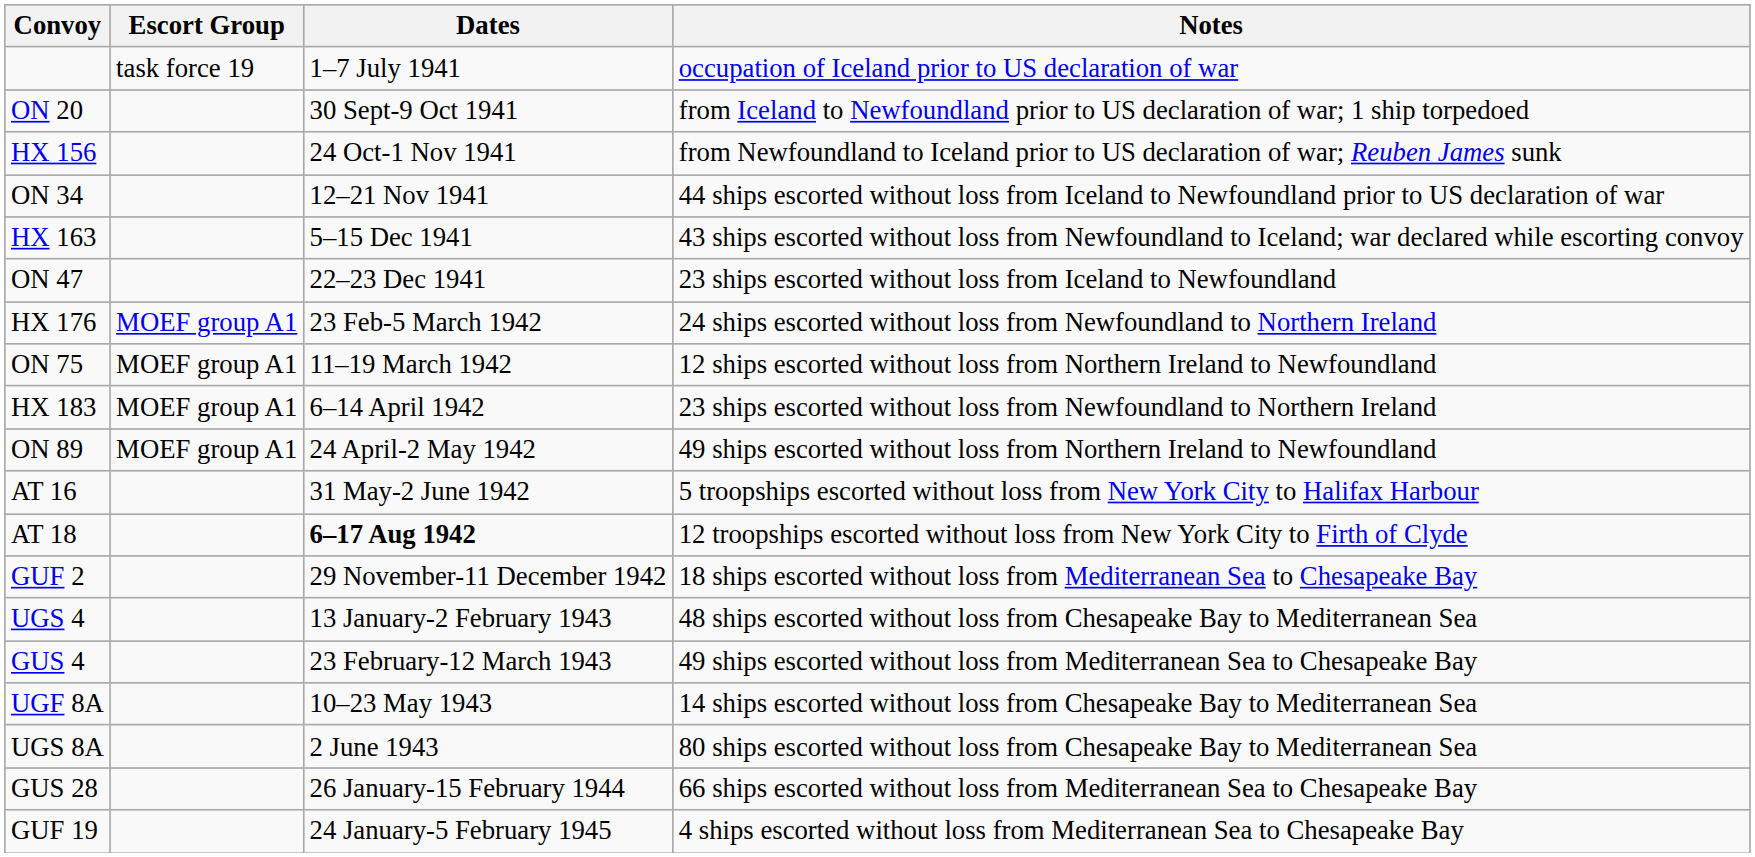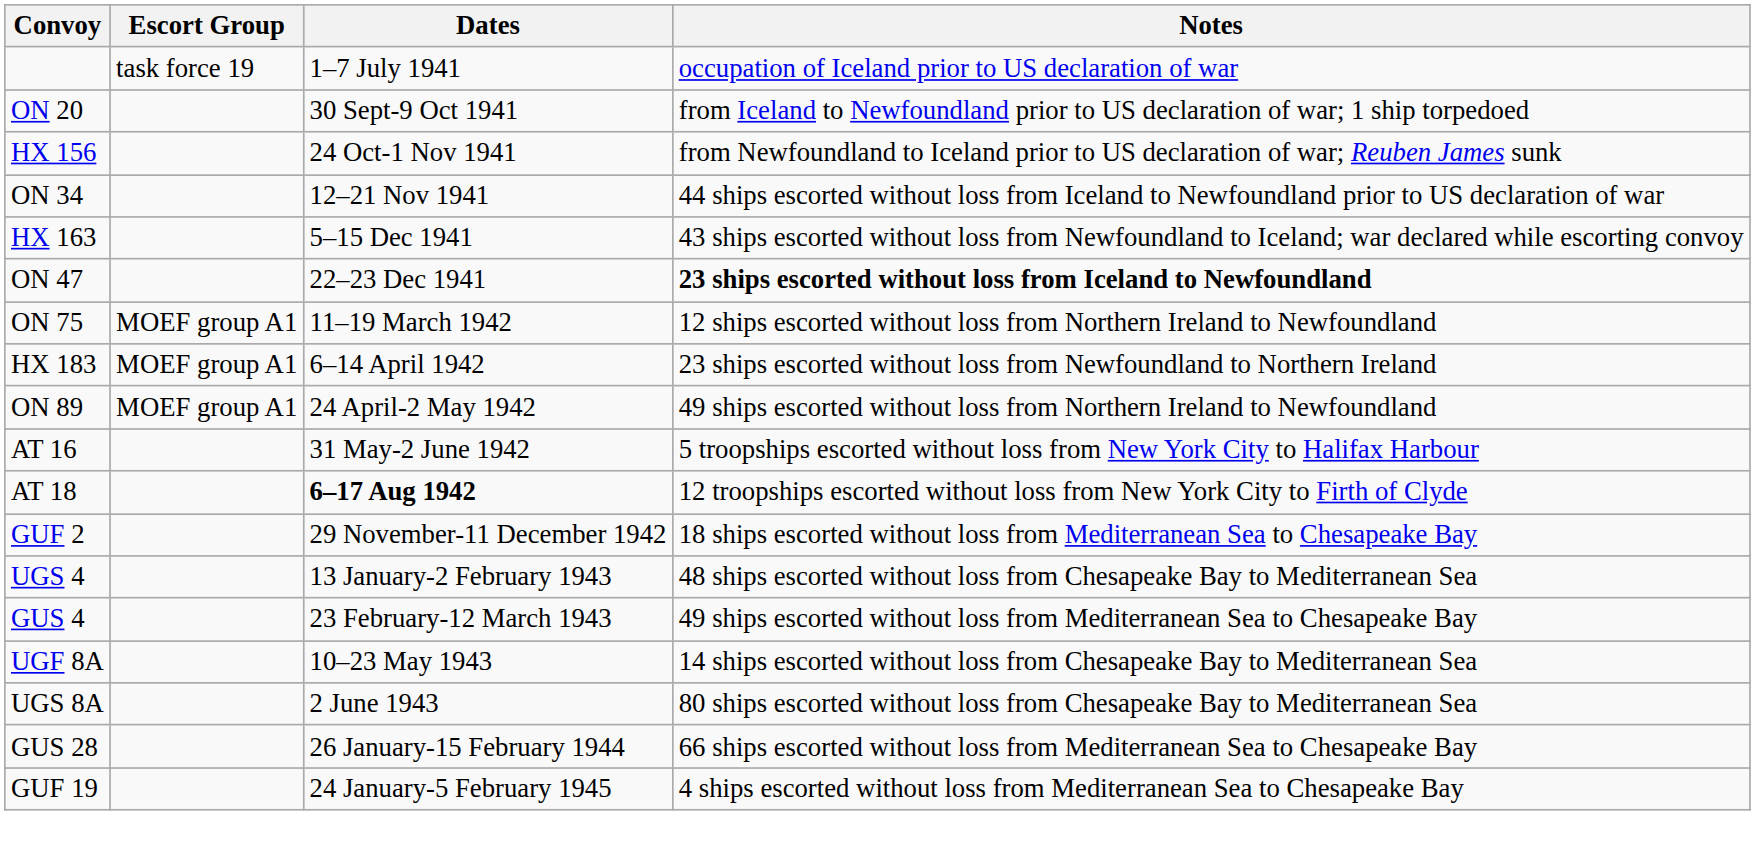(1007, 279) normal -> (1025, 279) bold
- row: (54, 322)
